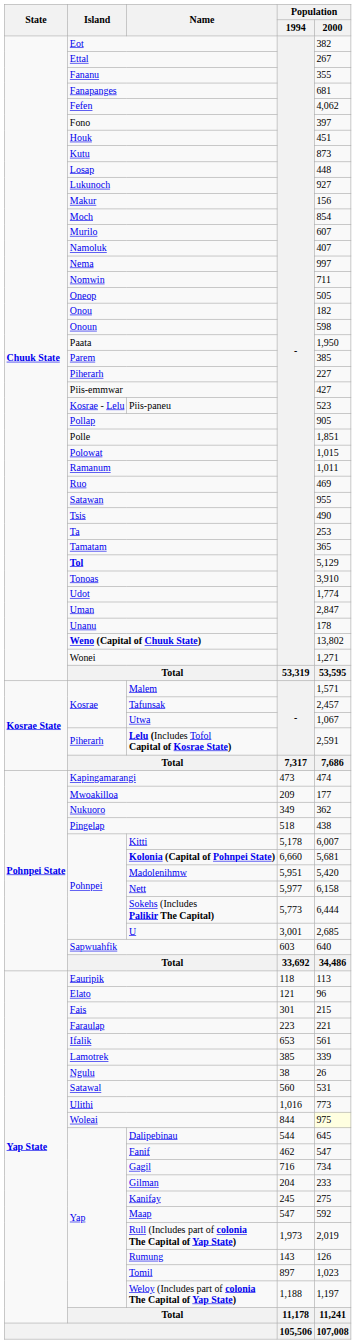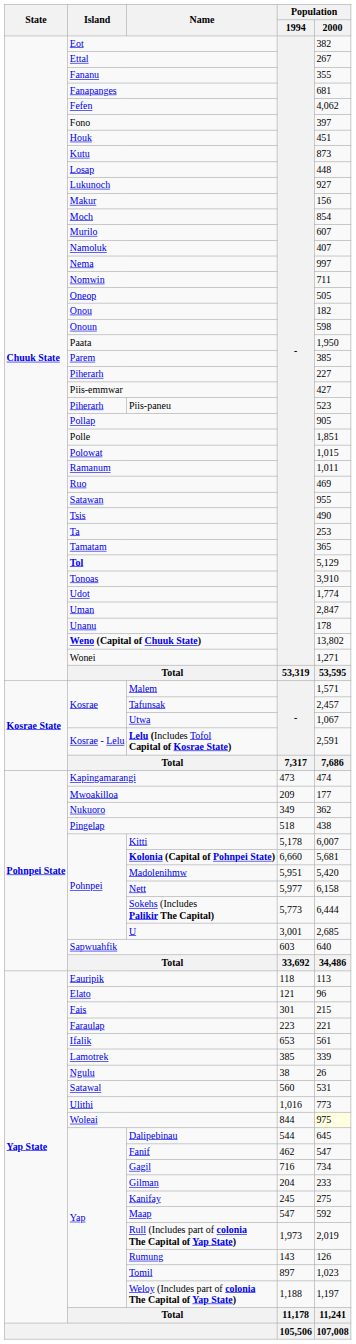(97, 405) Kosrae - Lelu -> (87, 405) Piherarh
(87, 741) Piherarh -> (97, 741) Kosrae - Lelu
